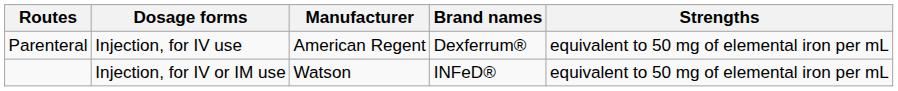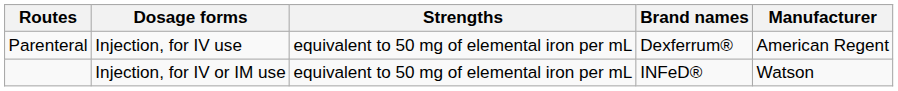columns swapped: (719, 18) <-> (360, 18)
